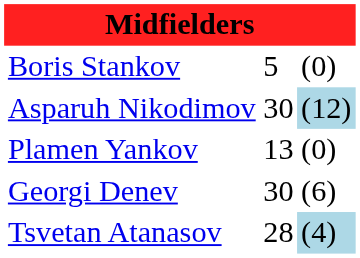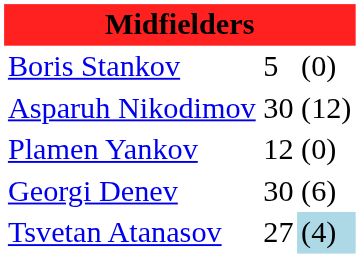(326, 107) lightblue background -> (326, 107) no background
(278, 149) 13 -> (278, 149) 12
(278, 232) 28 -> (278, 232) 27
